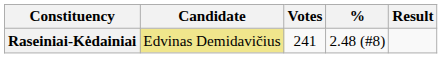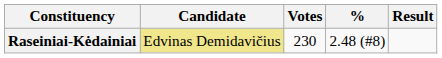(305, 40) 241 -> (305, 40) 230
